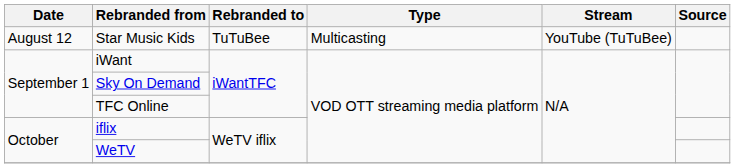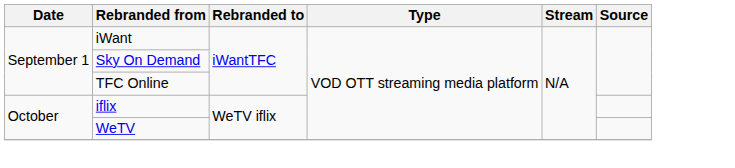- row: (145, 38)
